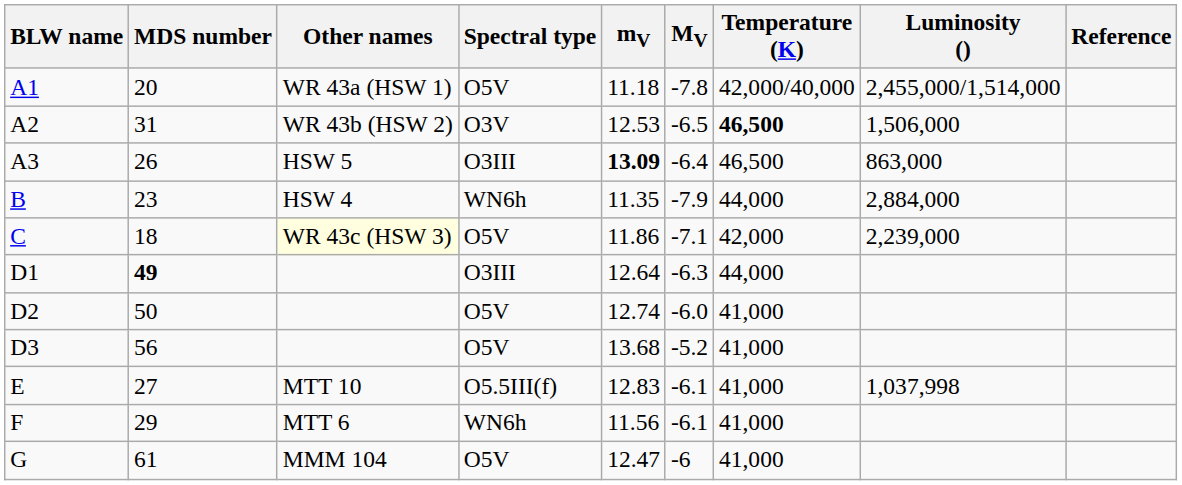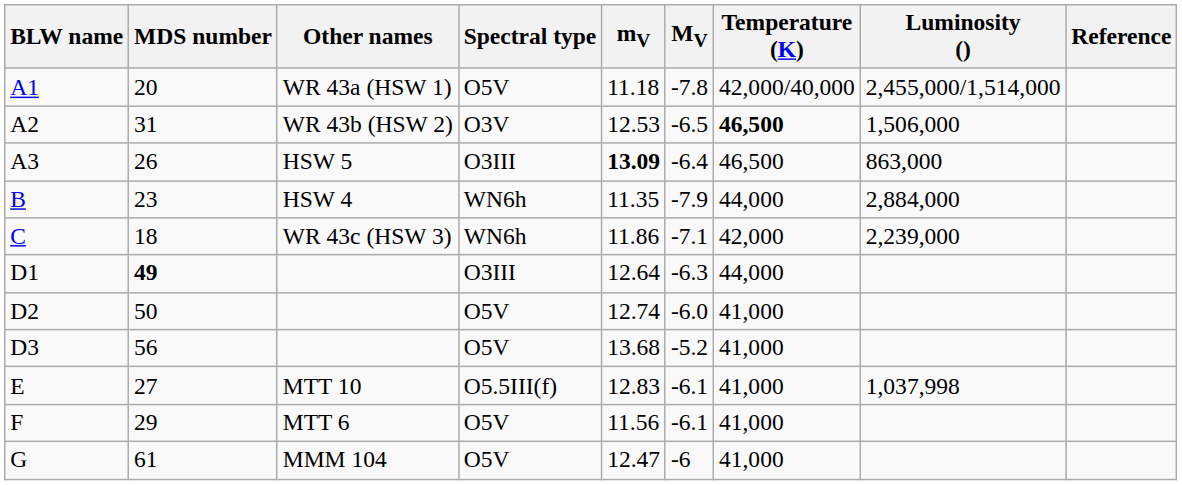(367, 236) lightyellow background -> (367, 236) no background
(487, 236) O5V -> (495, 236) WN6h
(495, 422) WN6h -> (487, 422) O5V
